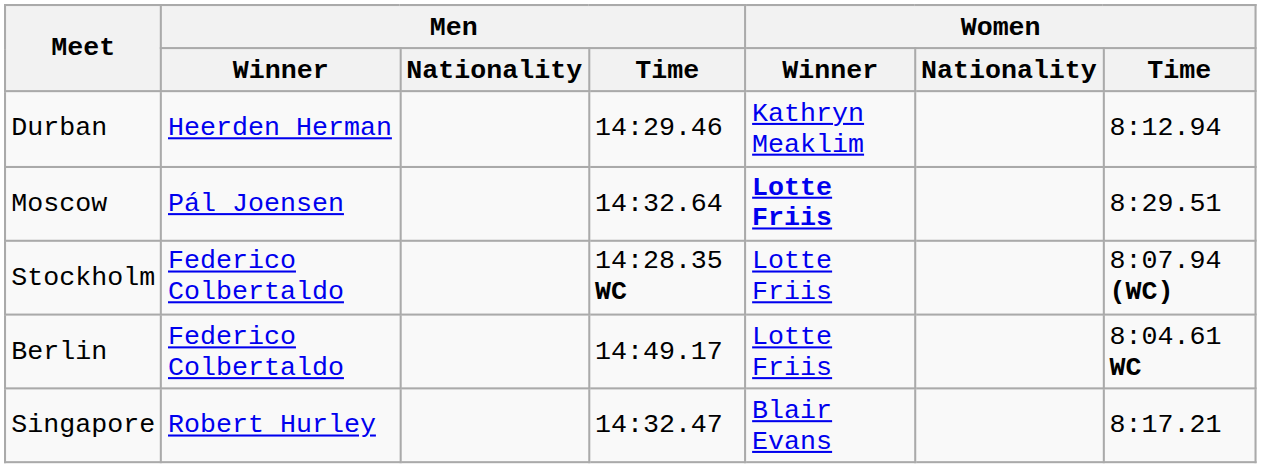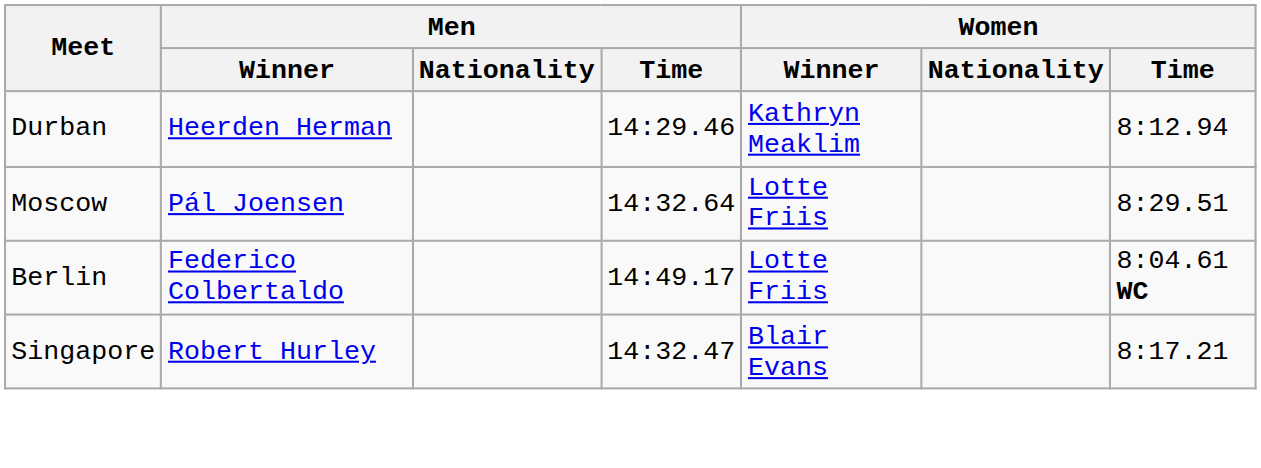(792, 203) bold -> (788, 203) normal
- row: (83, 277)
